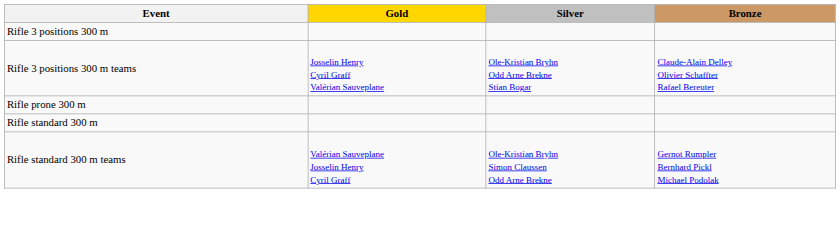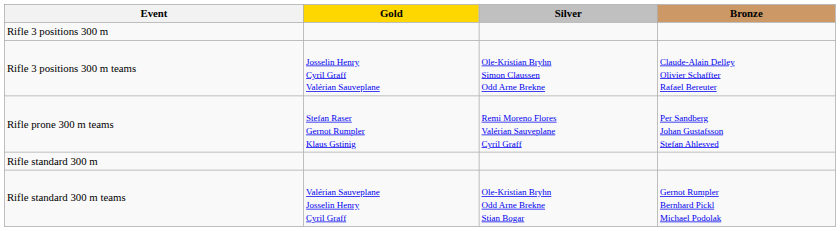(523, 75) Ole-Kristian Bryhn Odd Arne Brekne Stian Bogar -> (516, 75) Ole-Kristian Bryhn Simon Claussen Odd Arne Brekne
- row: (46, 105)
+ row: (60, 124)
(523, 167) Ole-Kristian Bryhn Simon Claussen Odd Arne Brekne -> (516, 205) Ole-Kristian Bryhn Odd Arne Brekne Stian Bogar
